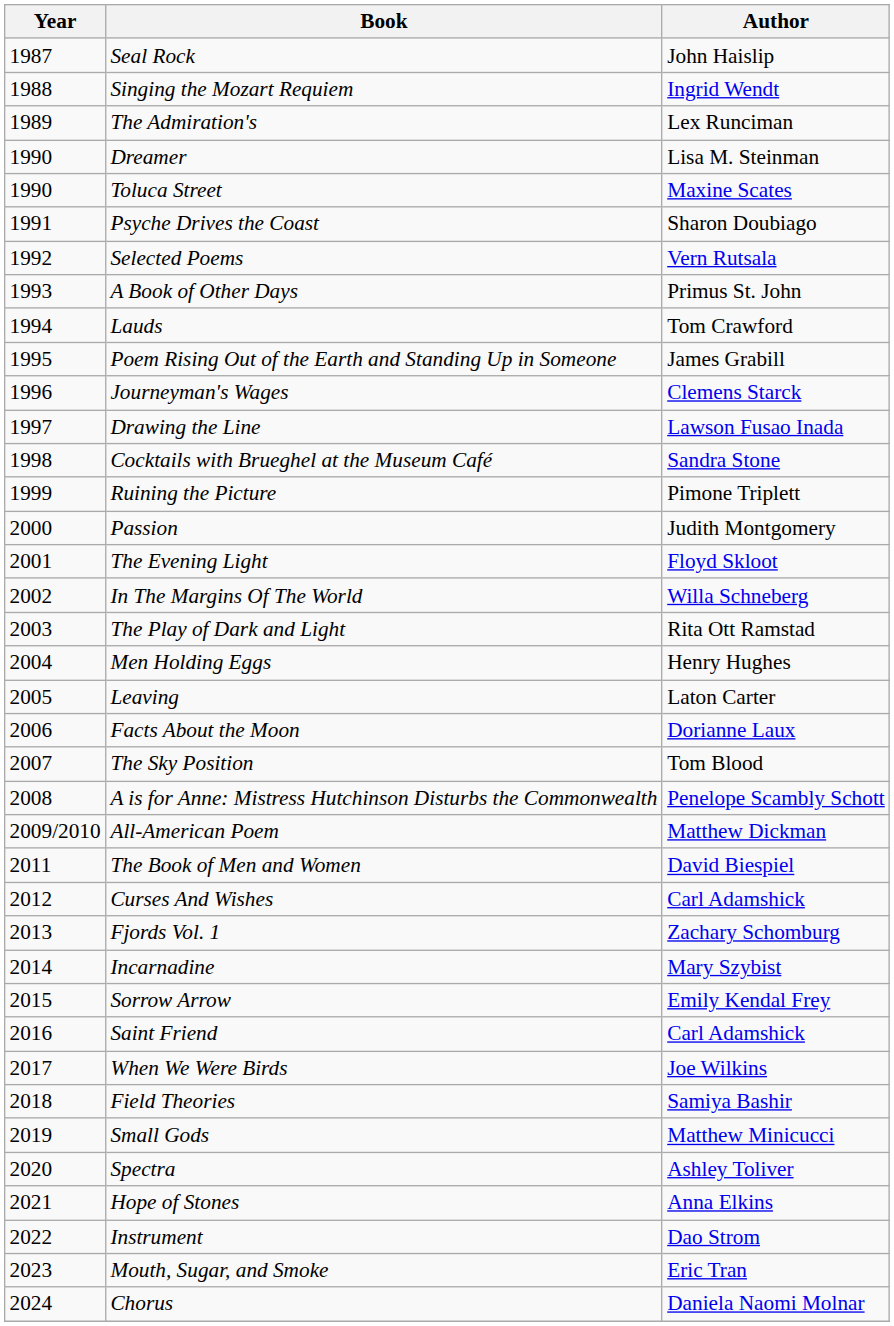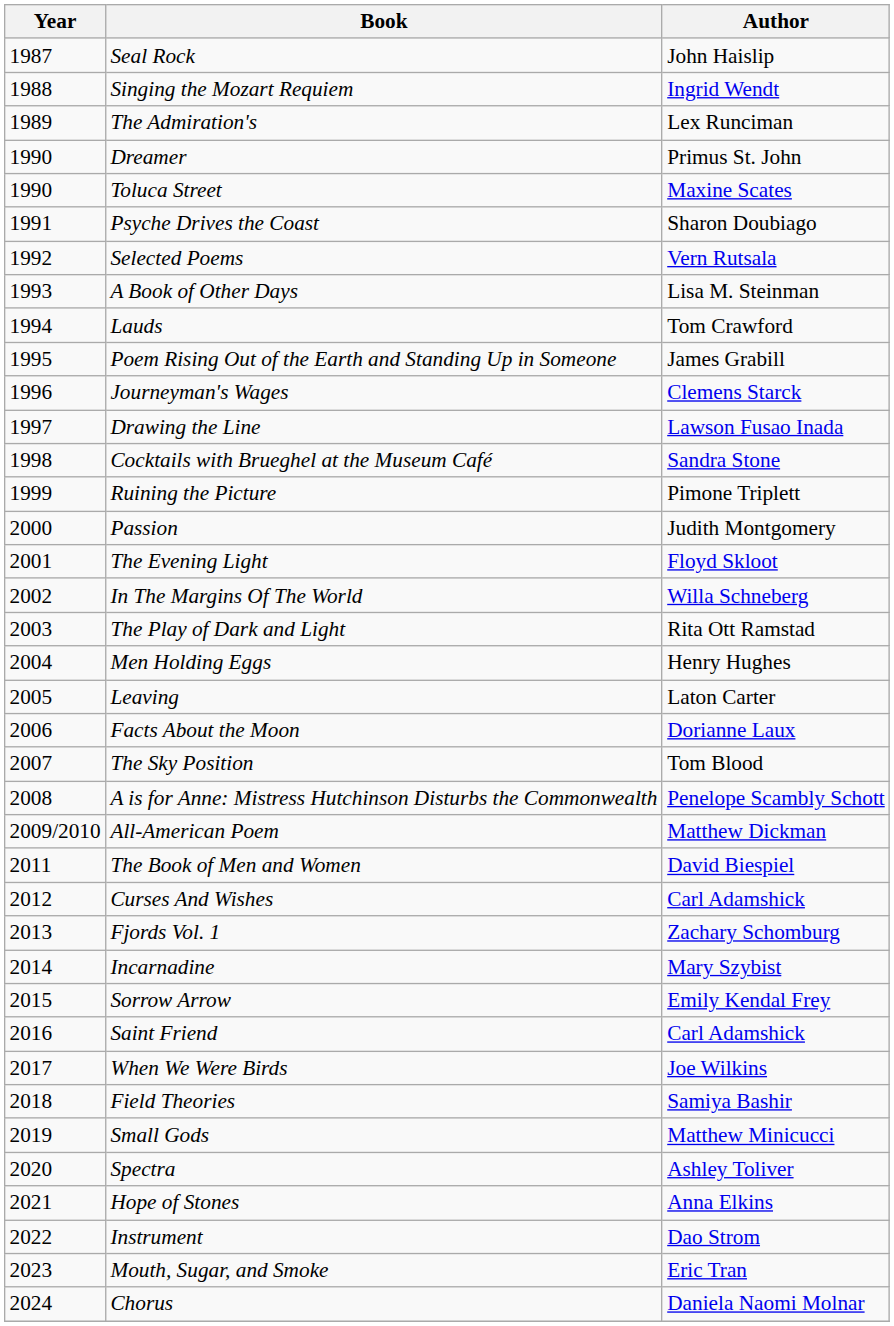(743, 156) Lisa M. Steinman -> (734, 156) Primus St. John
(734, 291) Primus St. John -> (743, 291) Lisa M. Steinman
